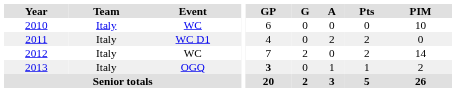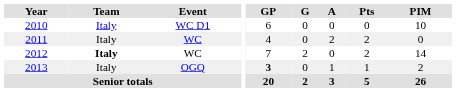(193, 25) WC -> (193, 25) WC D1
(193, 39) WC D1 -> (193, 39) WC
(106, 53) normal -> (106, 53) bold
